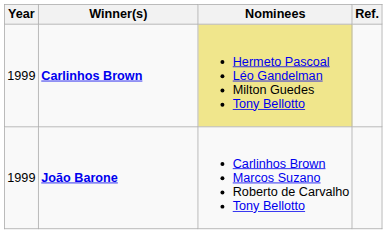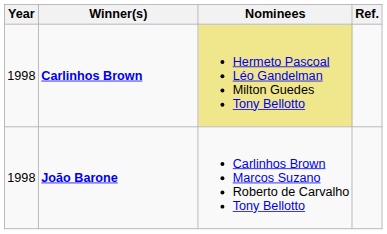(21, 75) 1999 -> (21, 75) 1998
(21, 177) 1999 -> (21, 177) 1998
